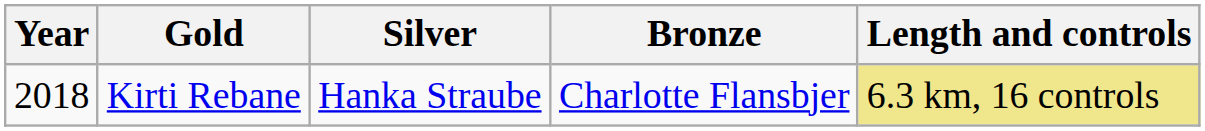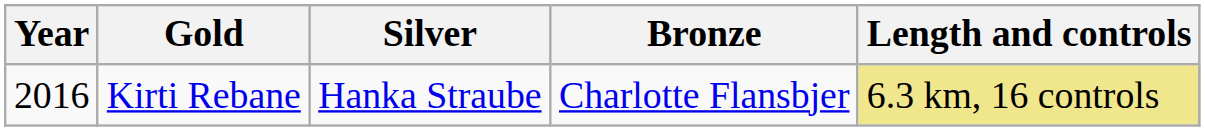(52, 94) 2018 -> (52, 94) 2016
